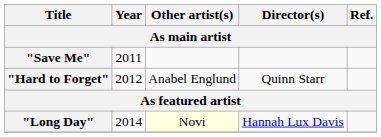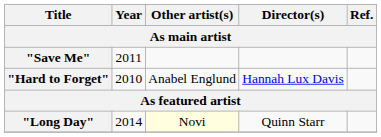(129, 79) 2012 -> (129, 79) 2010
(293, 79) Quinn Starr -> (293, 79) Hannah Lux Davis
(293, 121) Hannah Lux Davis -> (293, 121) Quinn Starr
